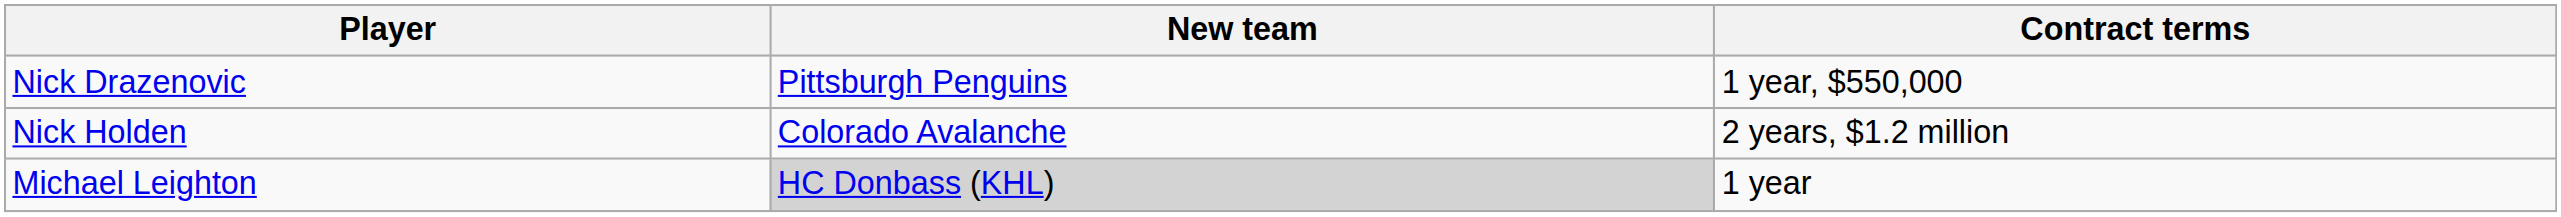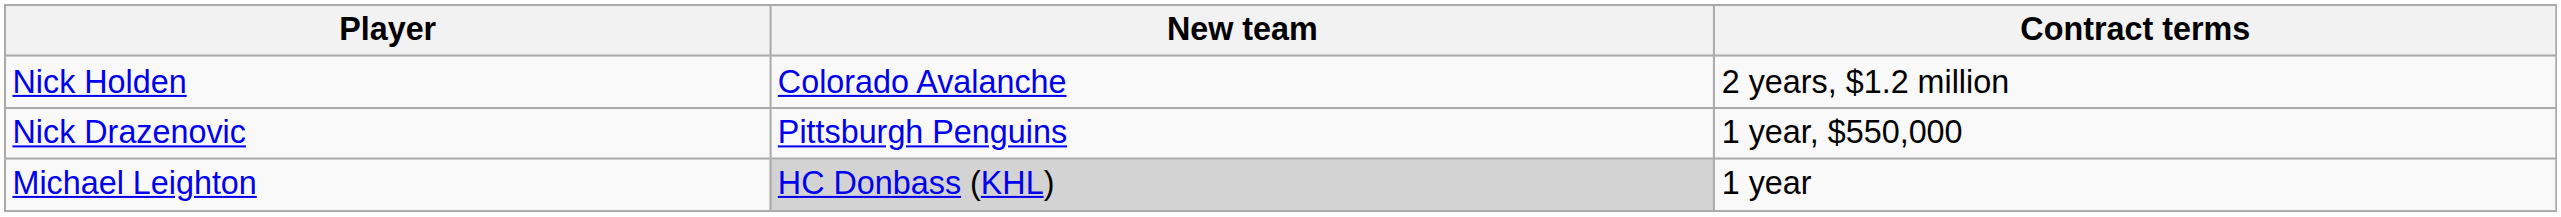rows swapped: (100, 132) <-> (129, 81)
